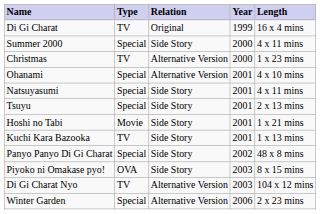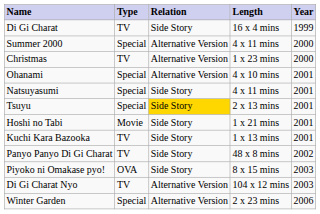columns swapped: (272, 12) <-> (242, 12)
(167, 28) Original -> (172, 28) Side Story
(172, 43) Side Story -> (189, 43) Alternative Version
(172, 106) no background -> (172, 106) gold background
(132, 153) Special -> (124, 153) TV
